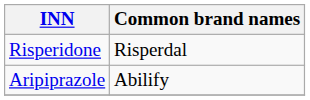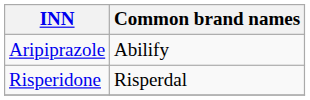rows swapped: (57, 79) <-> (55, 49)
